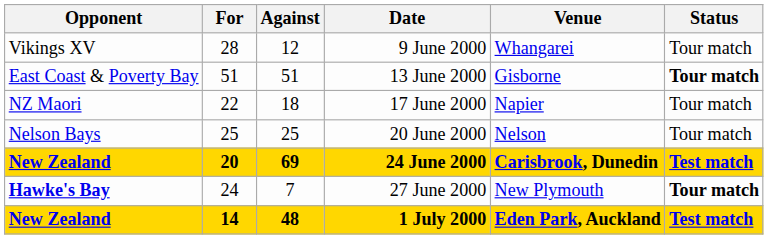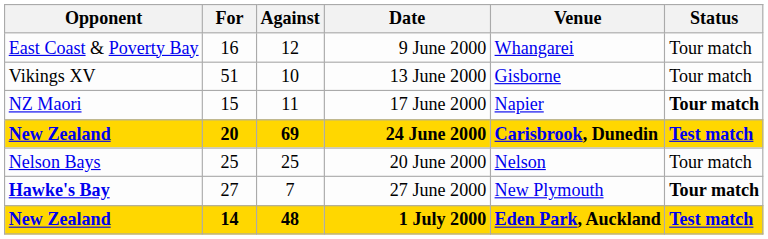(52, 47) Vikings XV -> (104, 47) East Coast & Poverty Bay
(230, 47) 28 -> (230, 47) 16
(104, 76) East Coast & Poverty Bay -> (52, 76) Vikings XV
(290, 76) 51 -> (290, 76) 10
(714, 76) bold -> (710, 76) normal
(230, 104) 22 -> (230, 104) 15
(290, 104) 18 -> (290, 104) 11
(710, 104) normal -> (714, 104) bold
rows swapped: (438, 133) <-> (436, 162)
(230, 190) 24 -> (230, 190) 27
